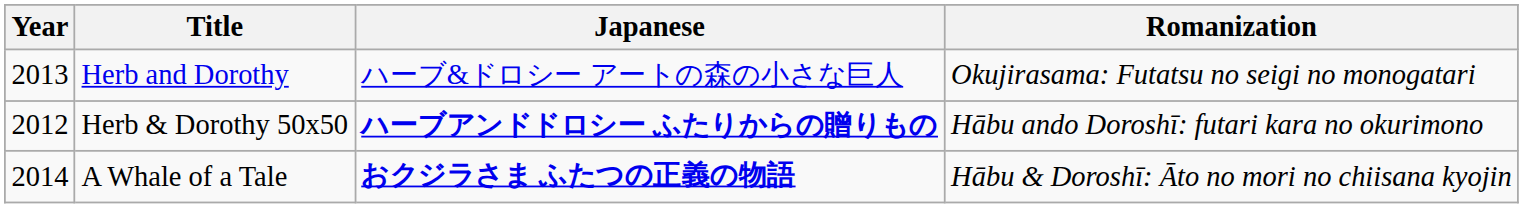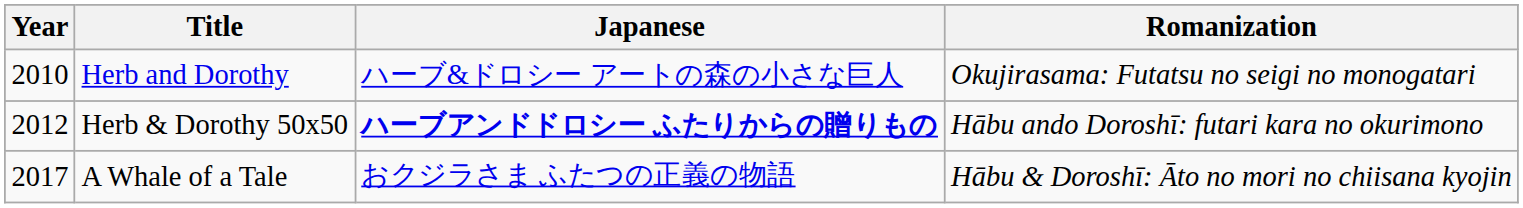(40, 74) 2013 -> (40, 74) 2010
(40, 175) 2014 -> (40, 175) 2017
(578, 175) bold -> (578, 175) normal
